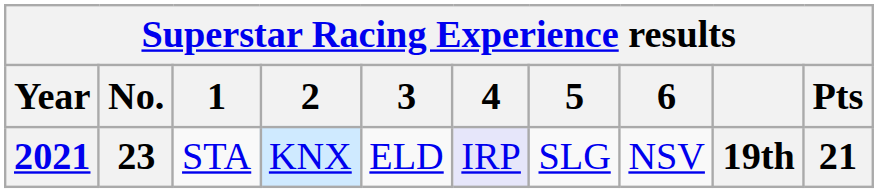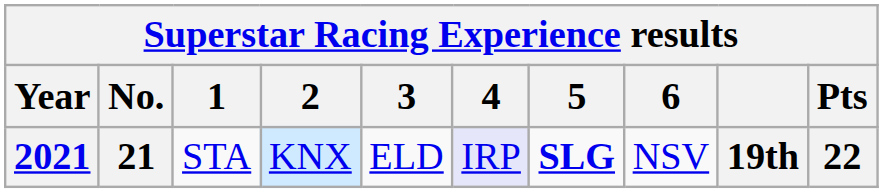(136, 156) 23 -> (136, 156) 21
(575, 156) normal -> (577, 156) bold
(838, 156) 21 -> (842, 156) 22
